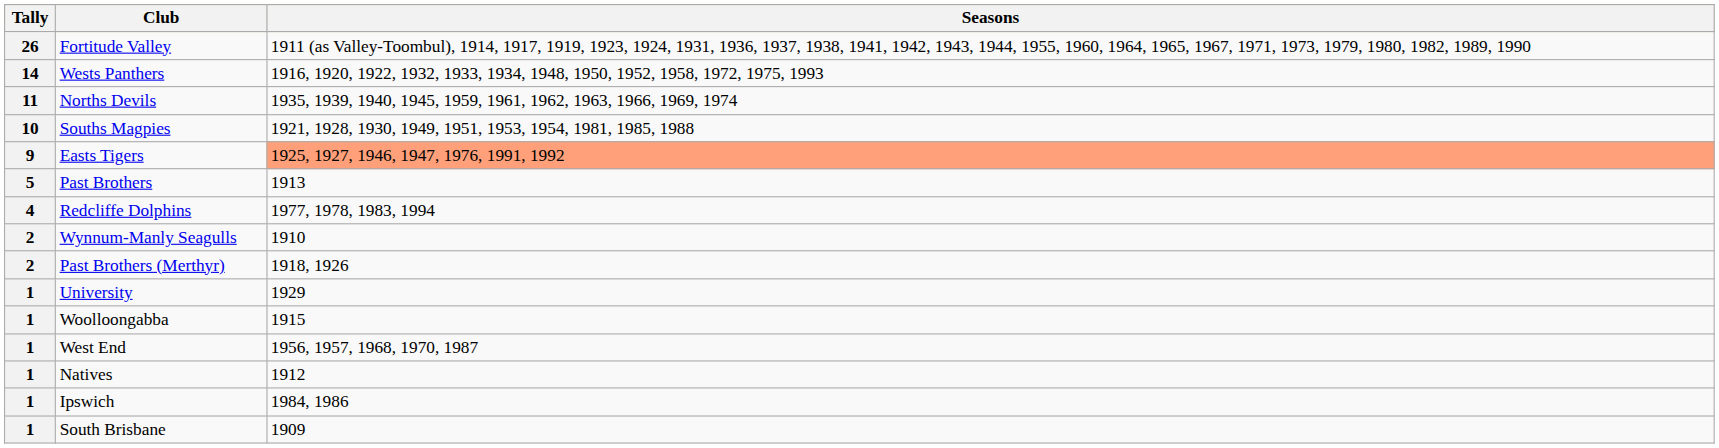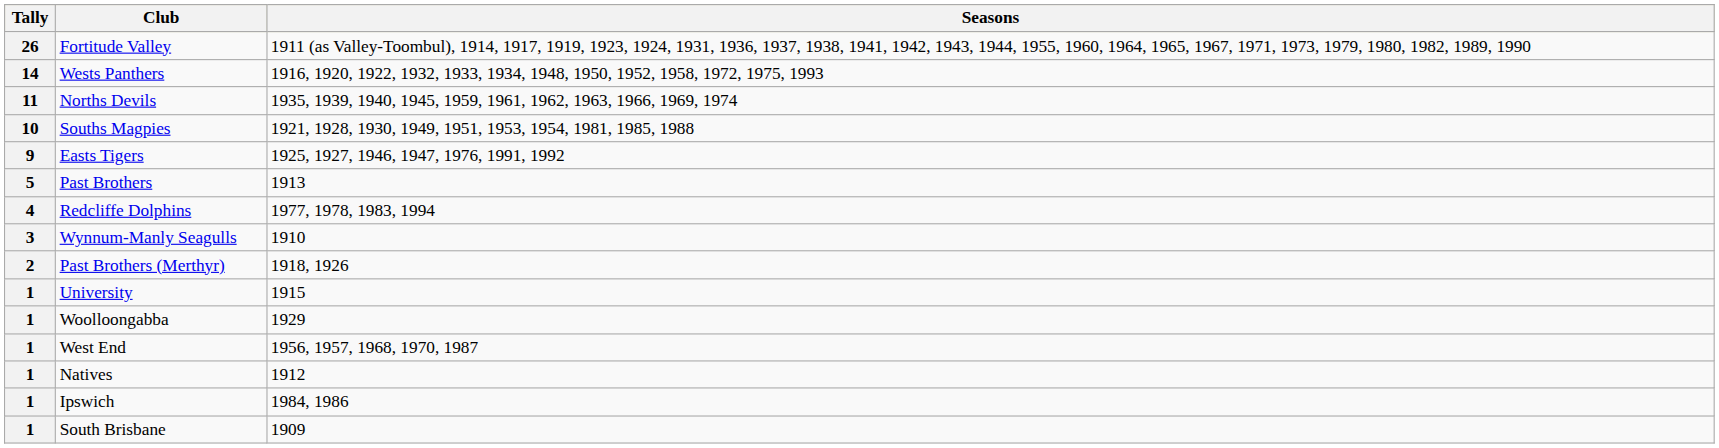(418, 155) lightsalmon background -> (418, 155) no background
(30, 237) 2 -> (30, 237) 3
(288, 292) 1929 -> (288, 292) 1915
(288, 319) 1915 -> (288, 319) 1929
